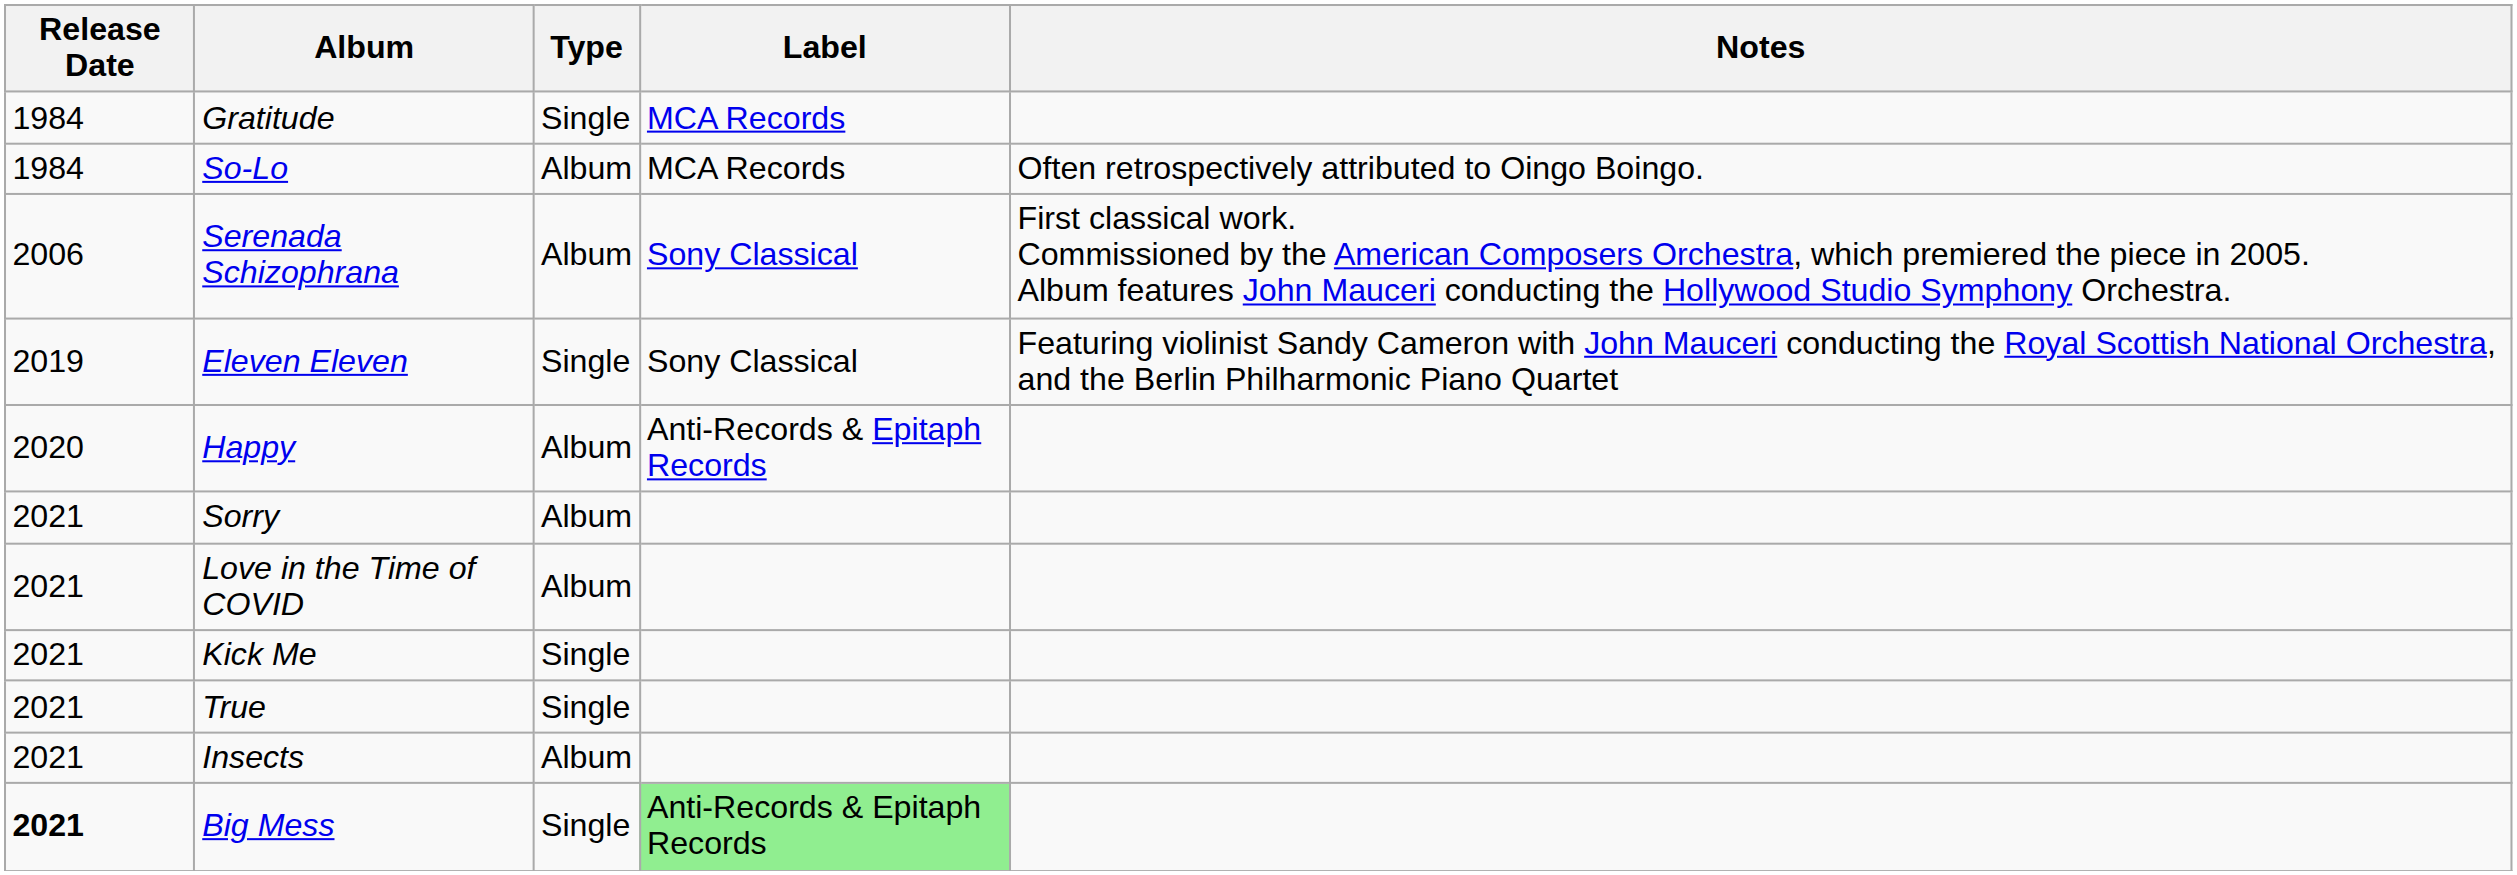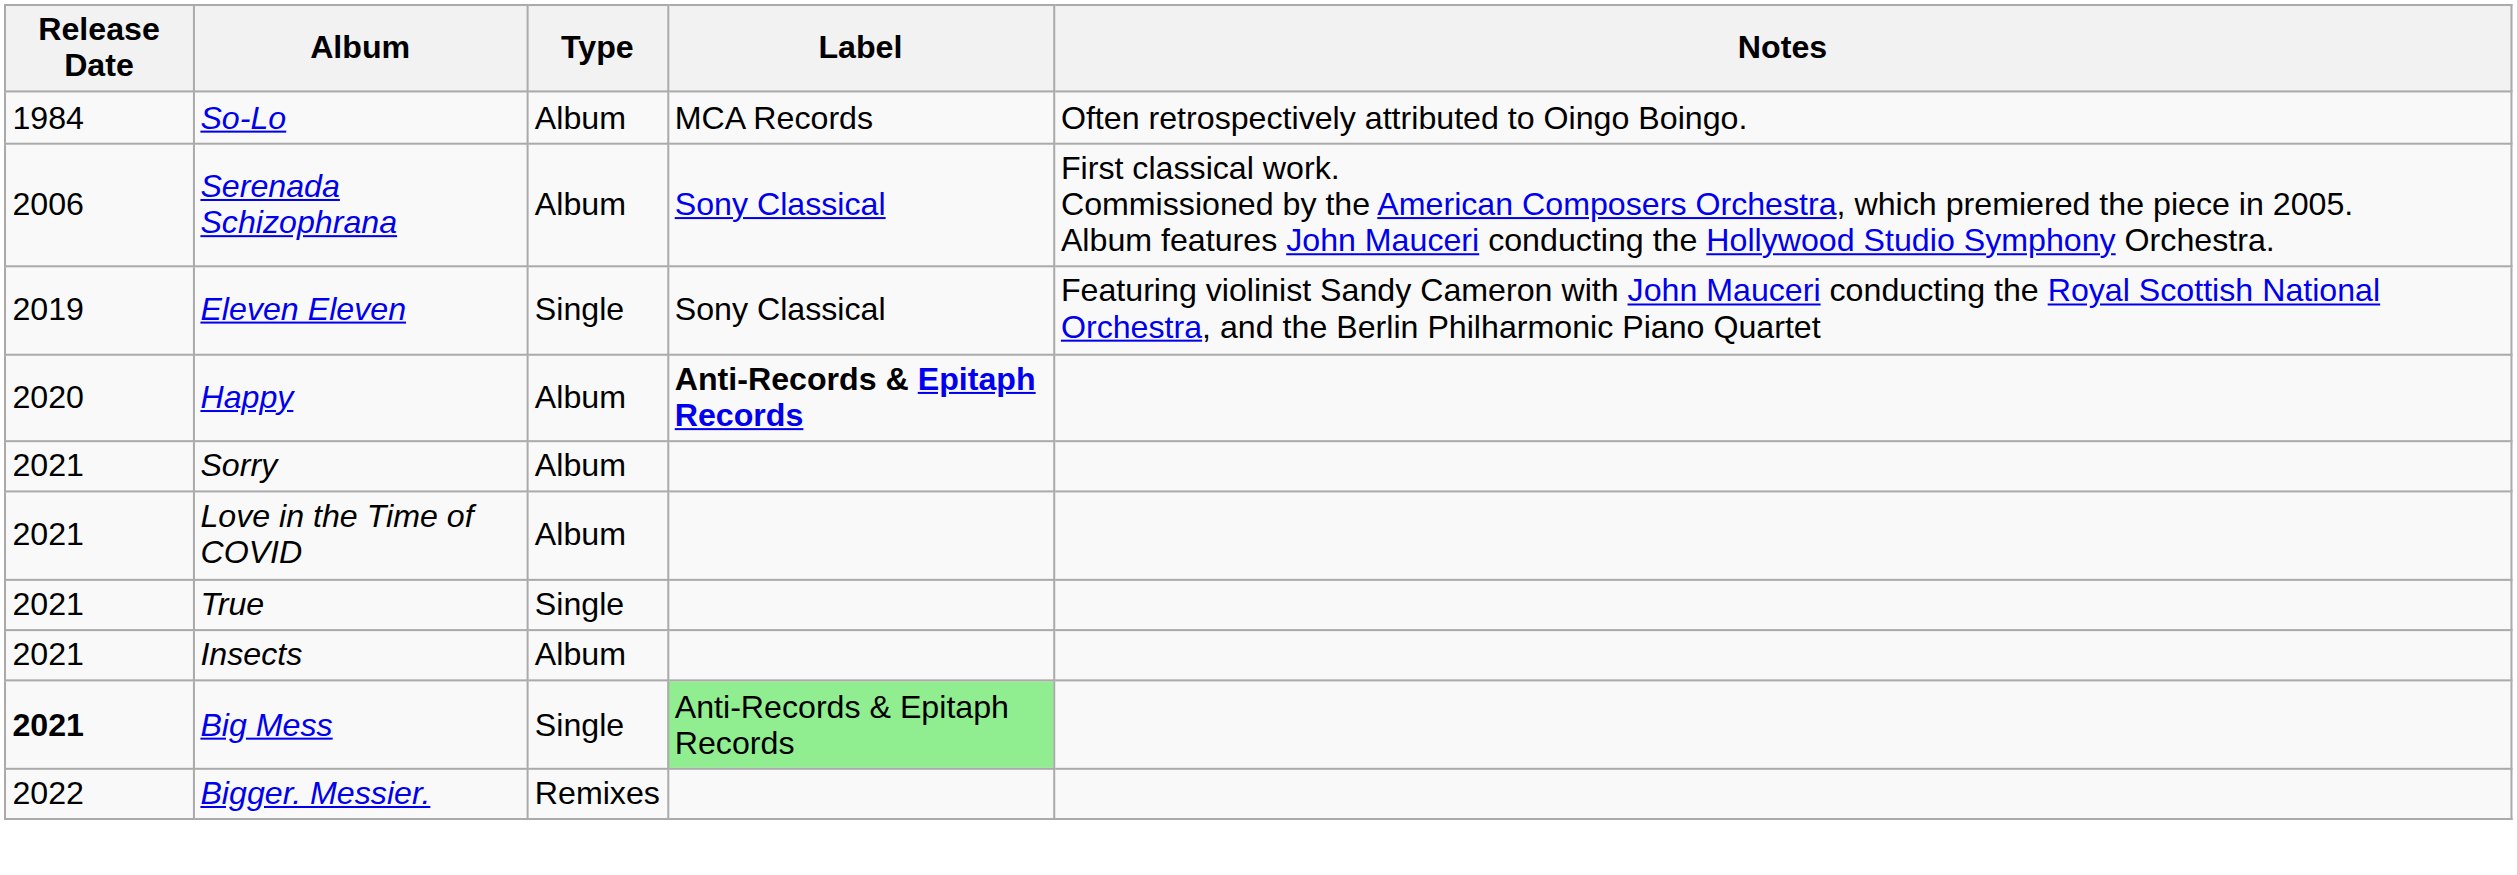- row: (268, 117)
(814, 447) normal -> (855, 396) bold
- row: (259, 655)
+ row: (315, 793)
